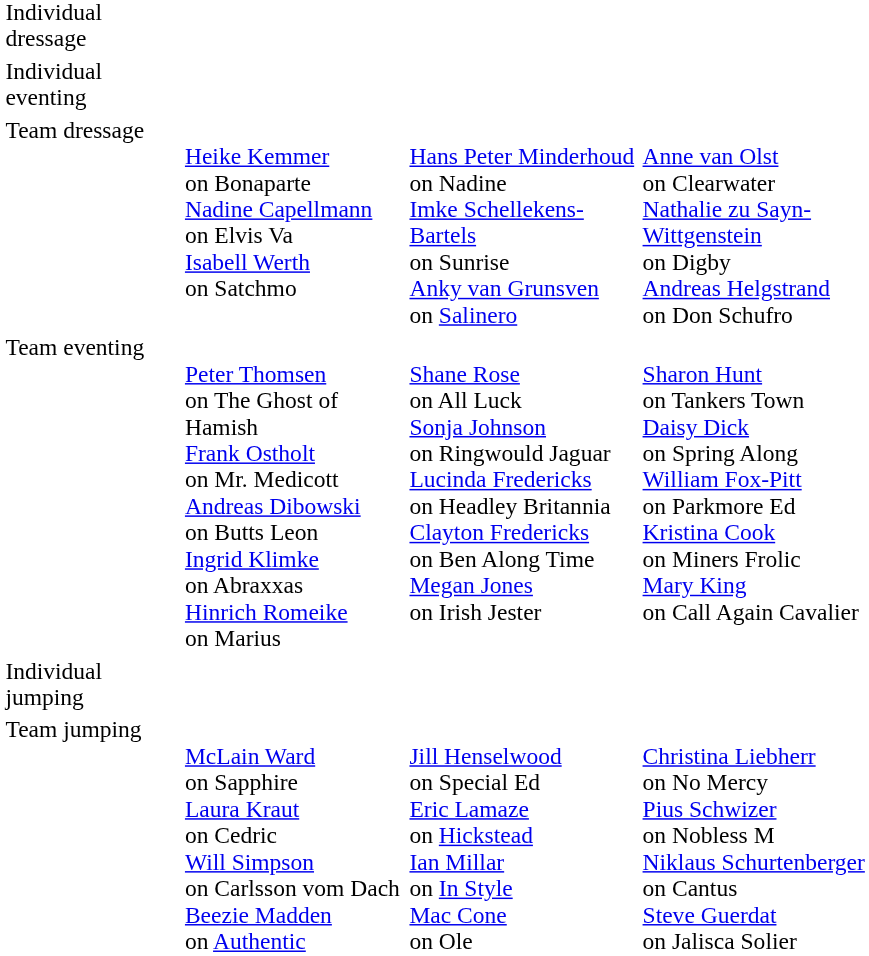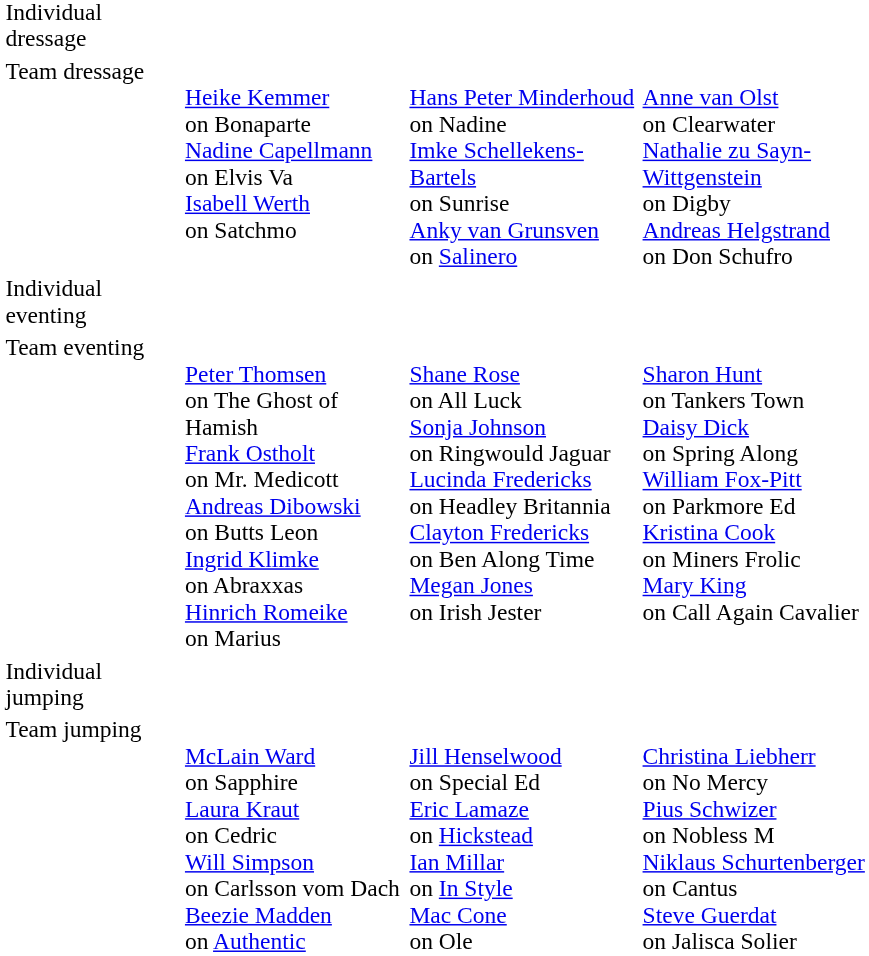rows swapped: (75, 130) <-> (54, 84)
